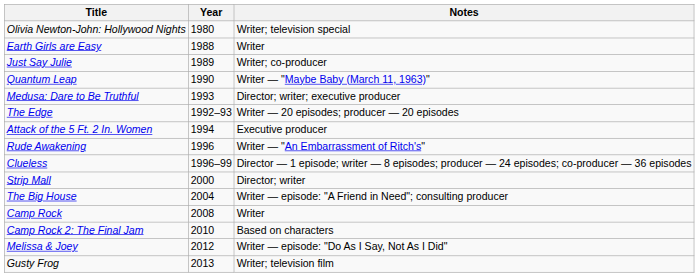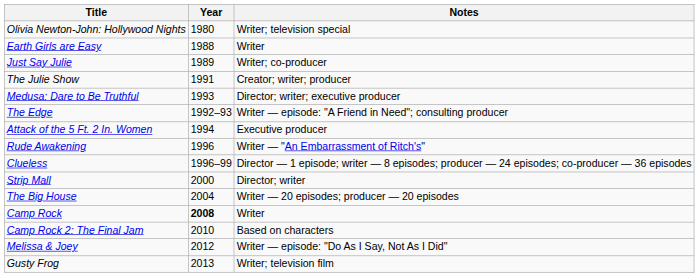- row: (42, 79)
+ row: (43, 79)
(348, 113) Writer — 20 episodes; producer — 20 episodes -> (372, 113) Writer — episode: "A Friend in Need"; consulting producer
(372, 197) Writer — episode: "A Friend in Need"; consulting producer -> (348, 197) Writer — 20 episodes; producer — 20 episodes
(202, 213) normal -> (202, 213) bold
